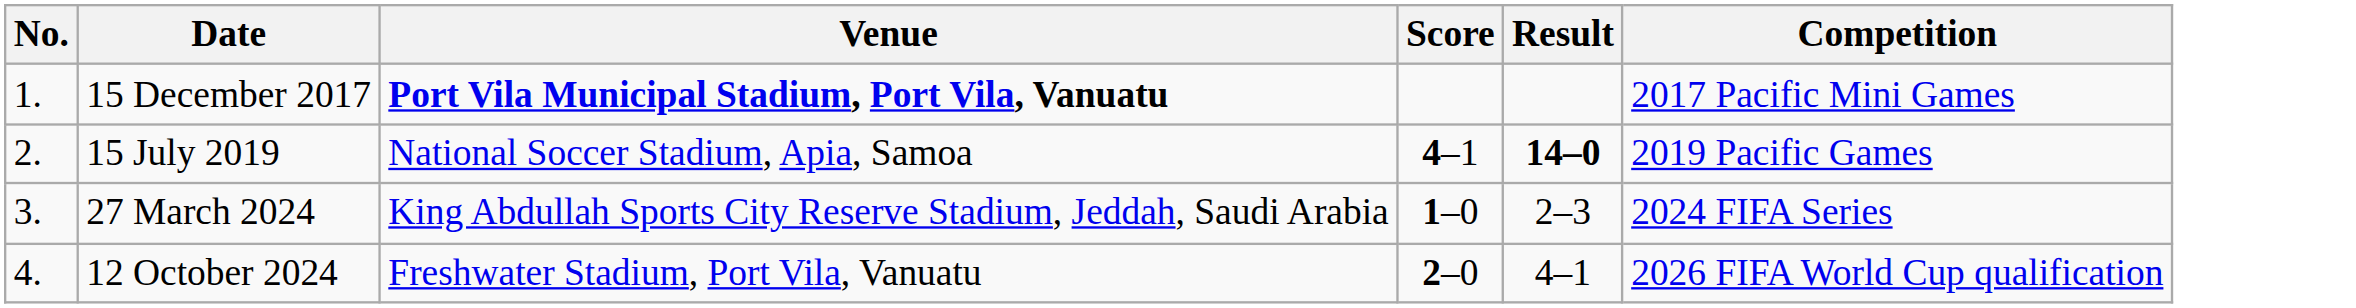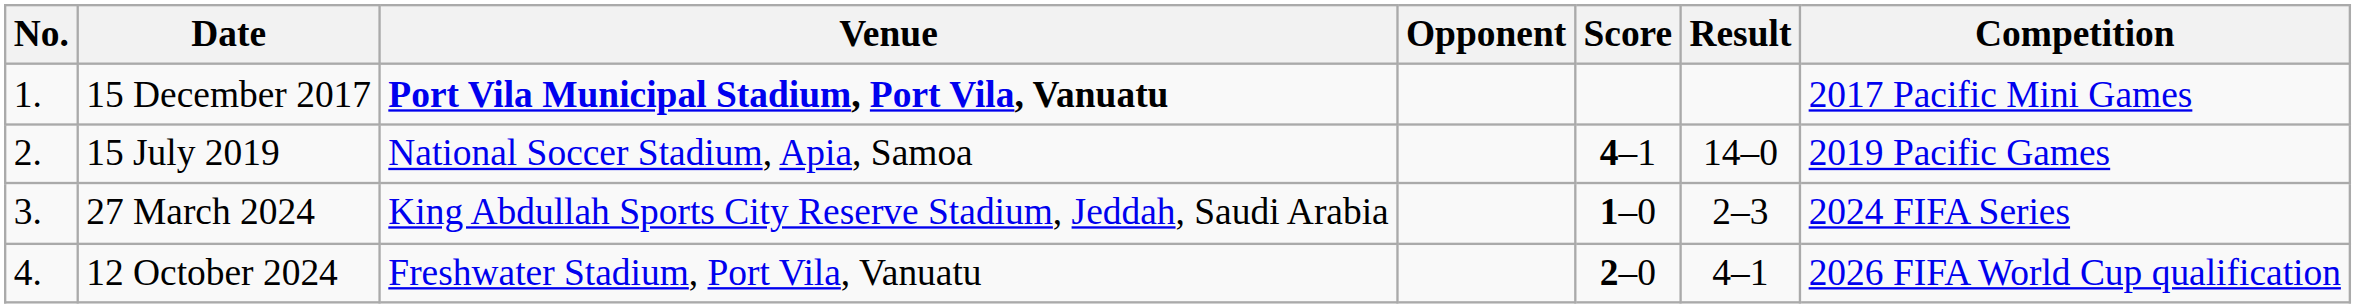+ column: (1486, 34)
(1563, 152) bold -> (1740, 152) normal
